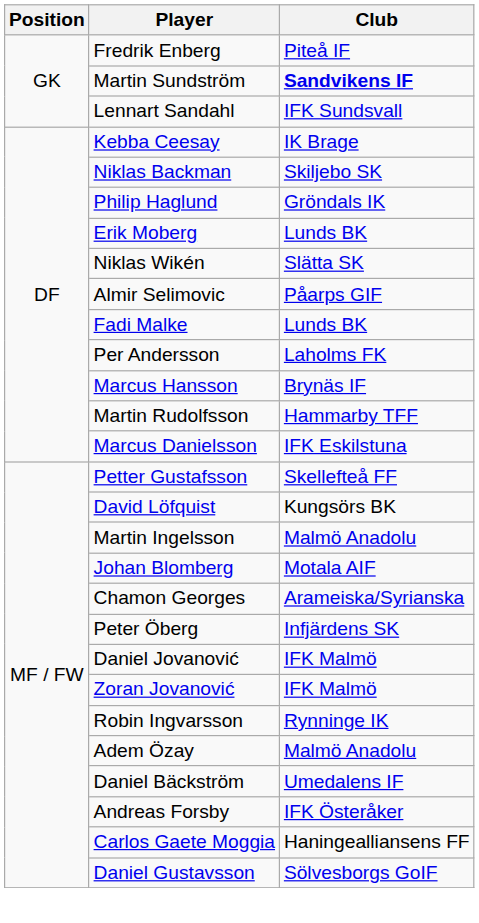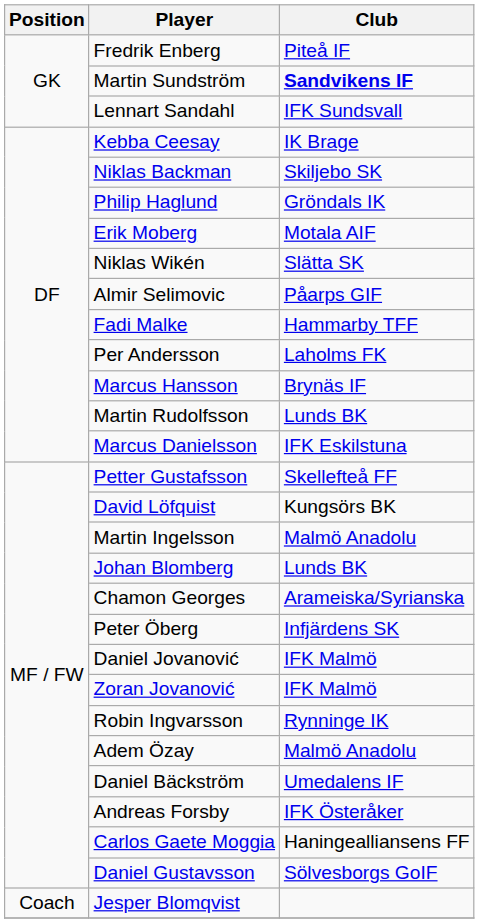(326, 233) Lunds BK -> (330, 233) Motala AIF
(326, 324) Lunds BK -> (351, 324) Hammarby TFF
(351, 415) Hammarby TFF -> (326, 415) Lunds BK
(330, 568) Motala AIF -> (326, 568) Lunds BK
+ row: (167, 902)
